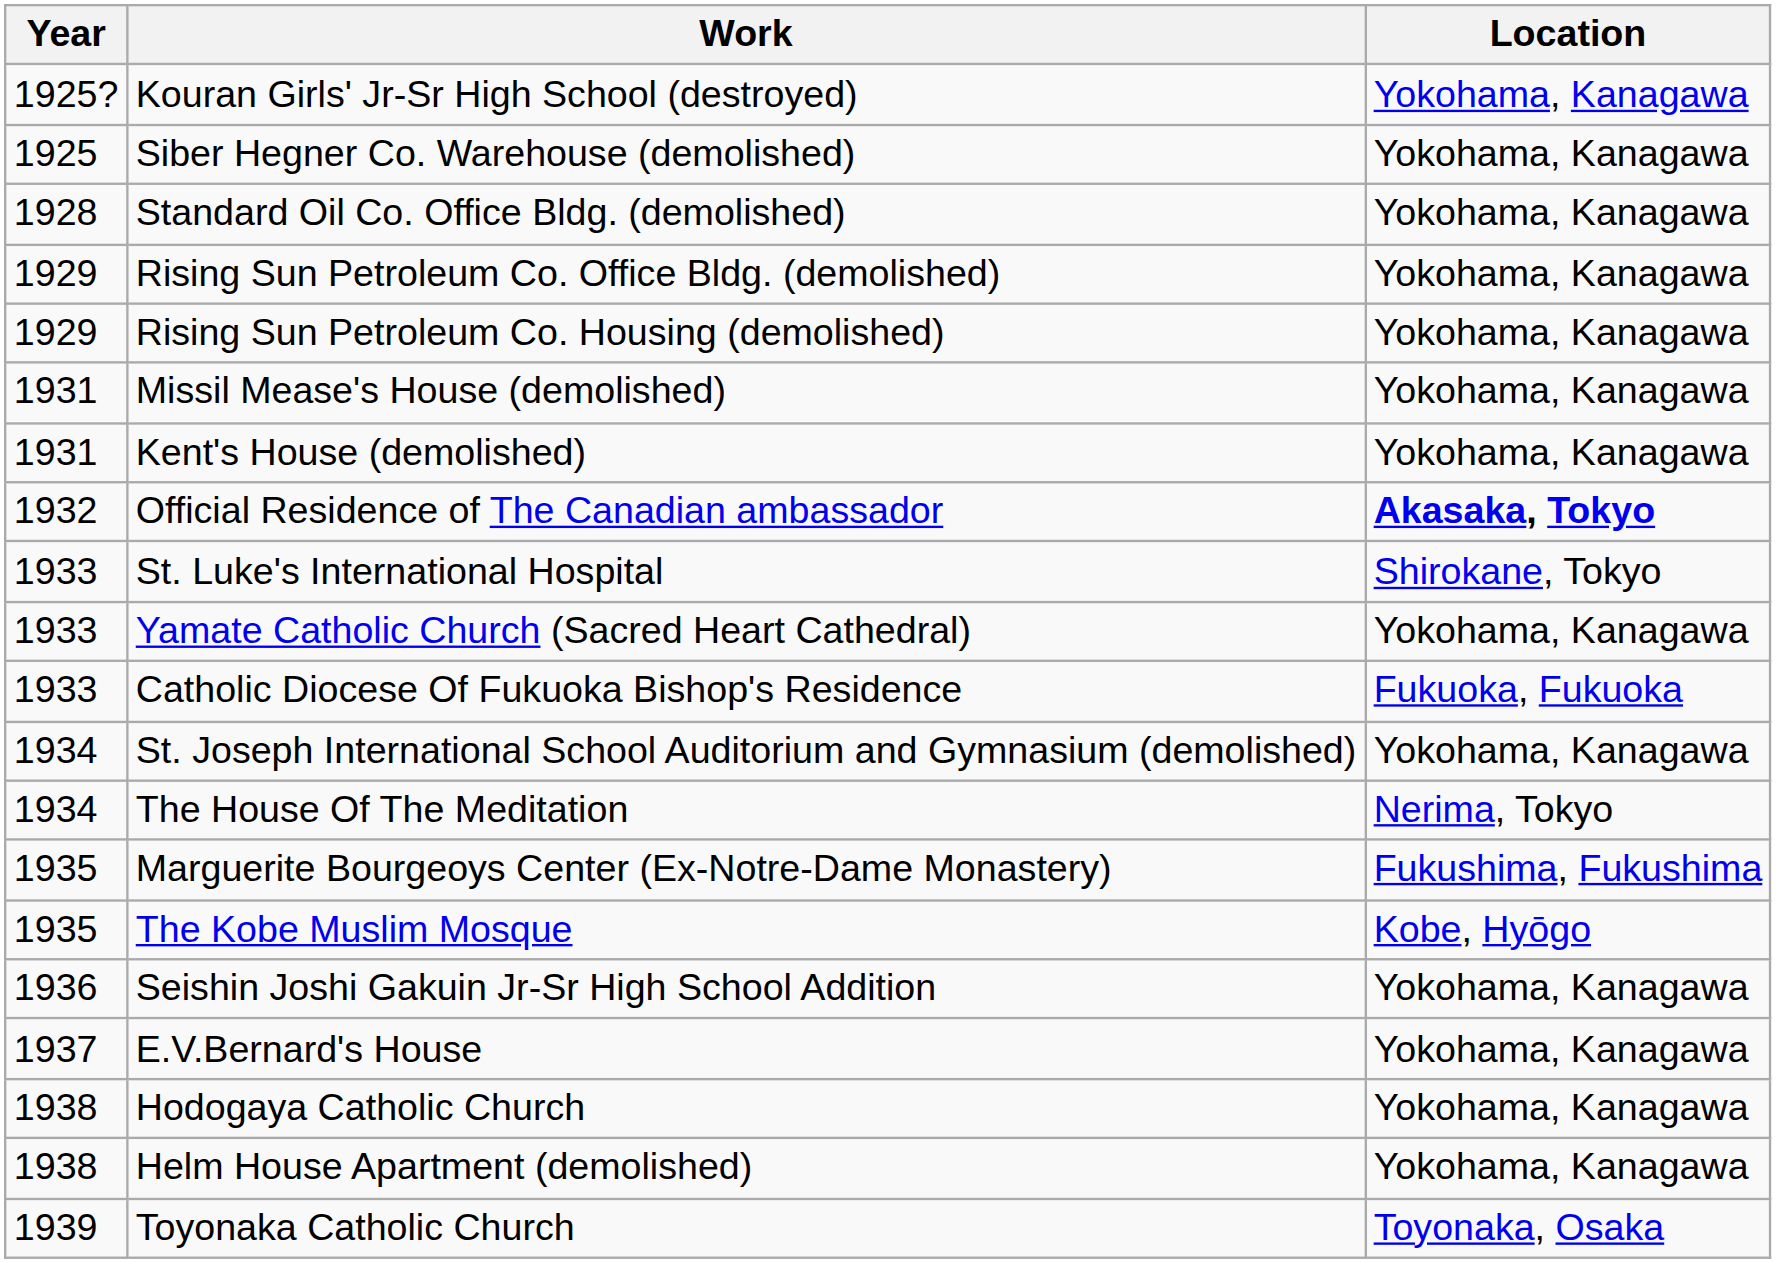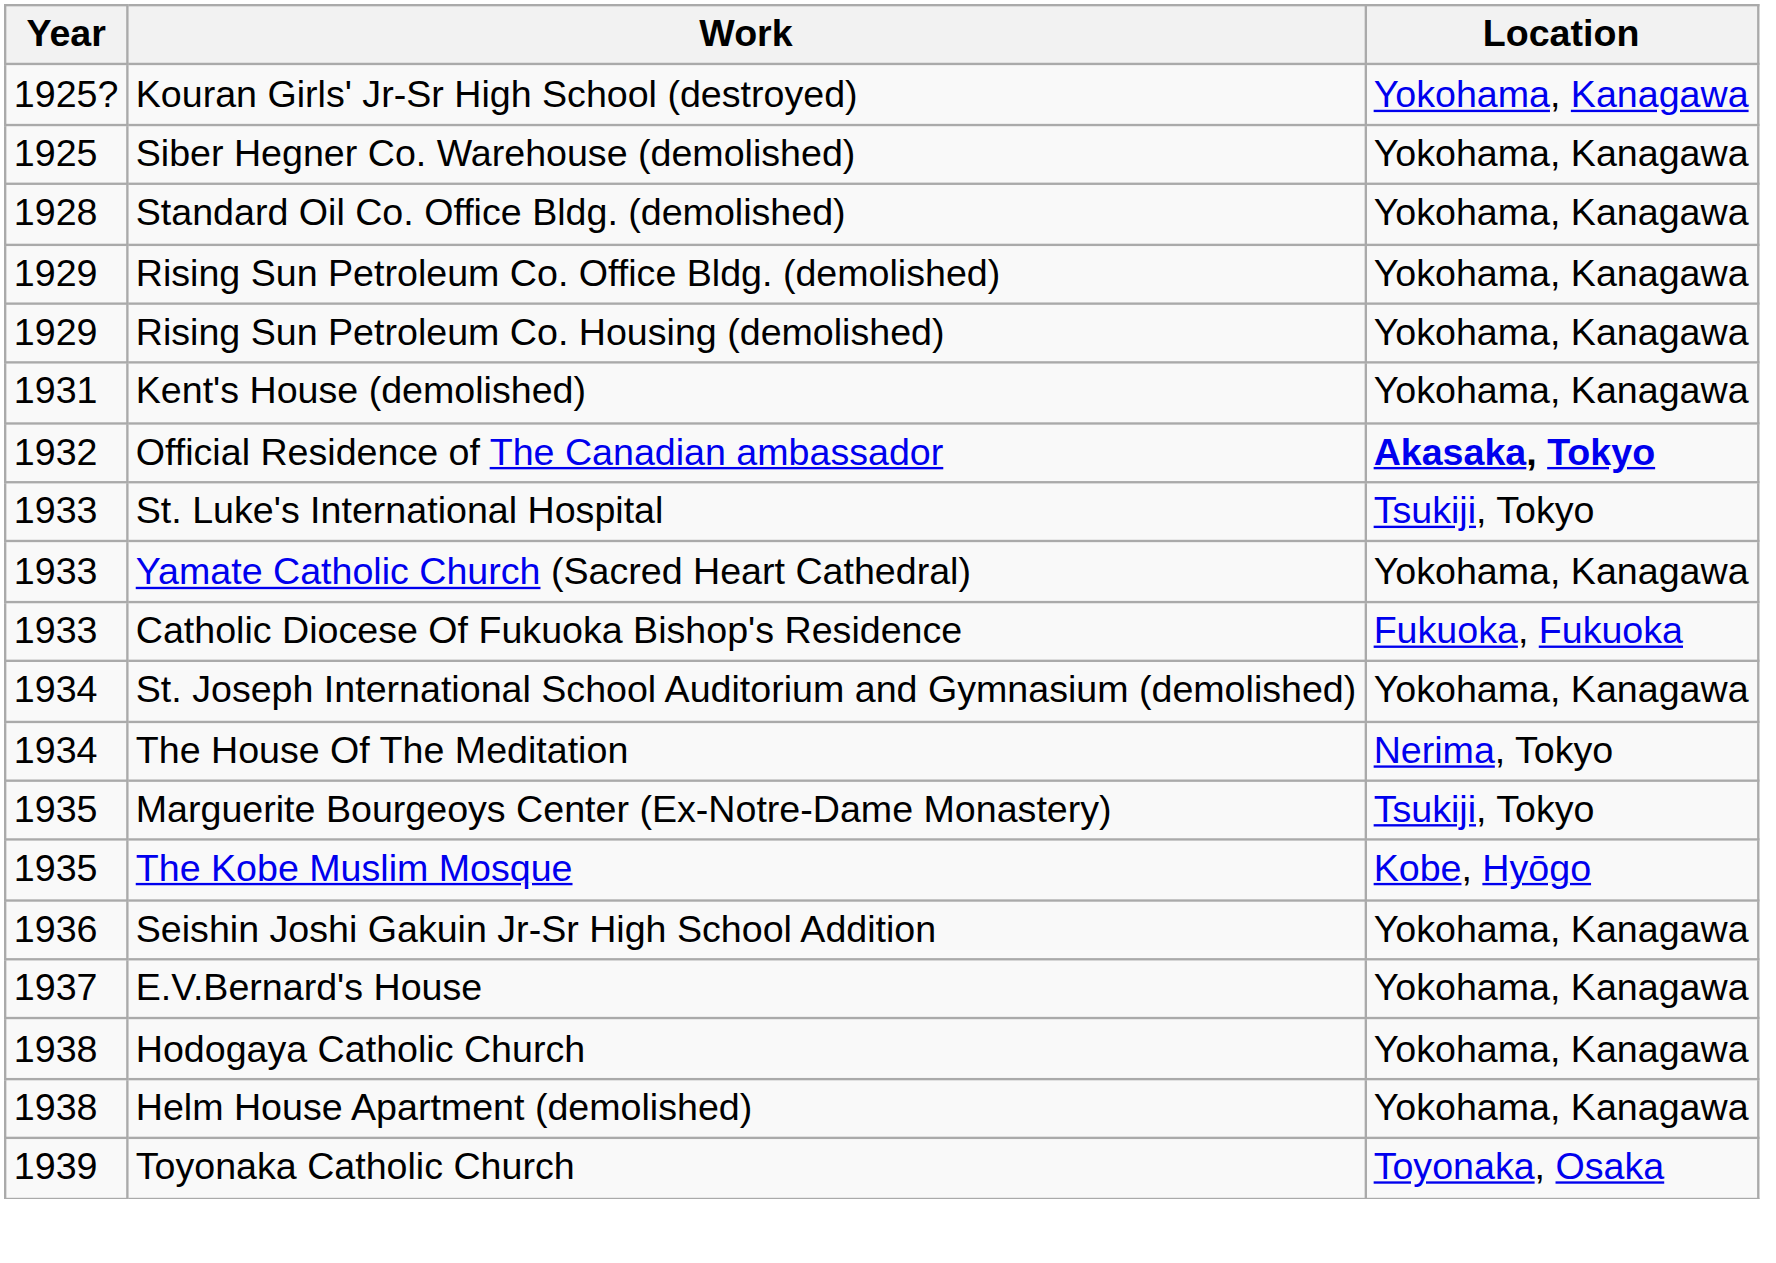- row: (431, 392)
(1518, 570) Shirokane, Tokyo -> (1484, 511) Tsukiji, Tokyo
(1568, 869) Fukushima, Fukushima -> (1484, 809) Tsukiji, Tokyo
